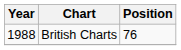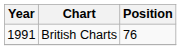(21, 34) 1988 -> (21, 34) 1991
